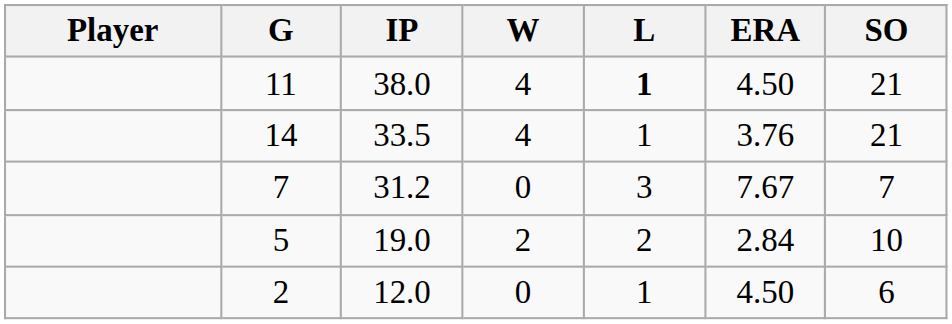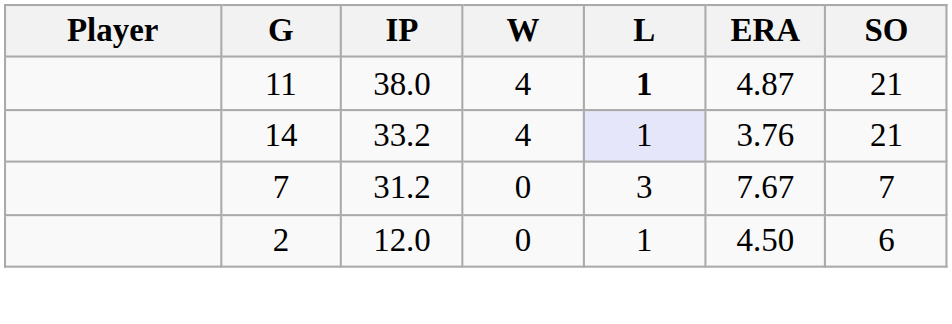(765, 82) 4.50 -> (765, 82) 4.87
(402, 135) 33.5 -> (402, 135) 33.2
(644, 135) no background -> (644, 135) lavender background
- row: (281, 239)
